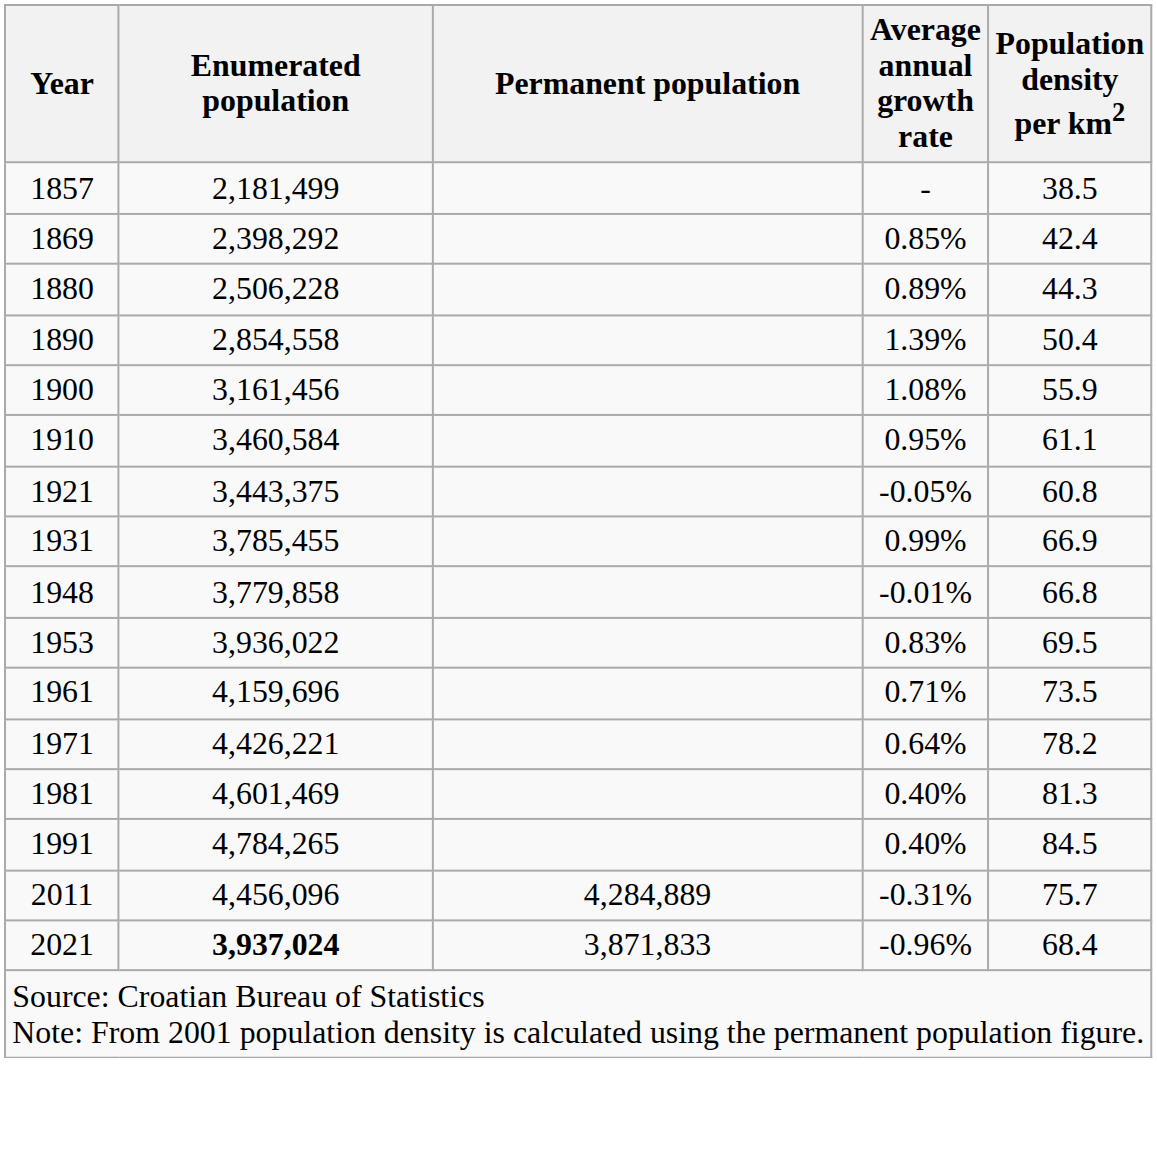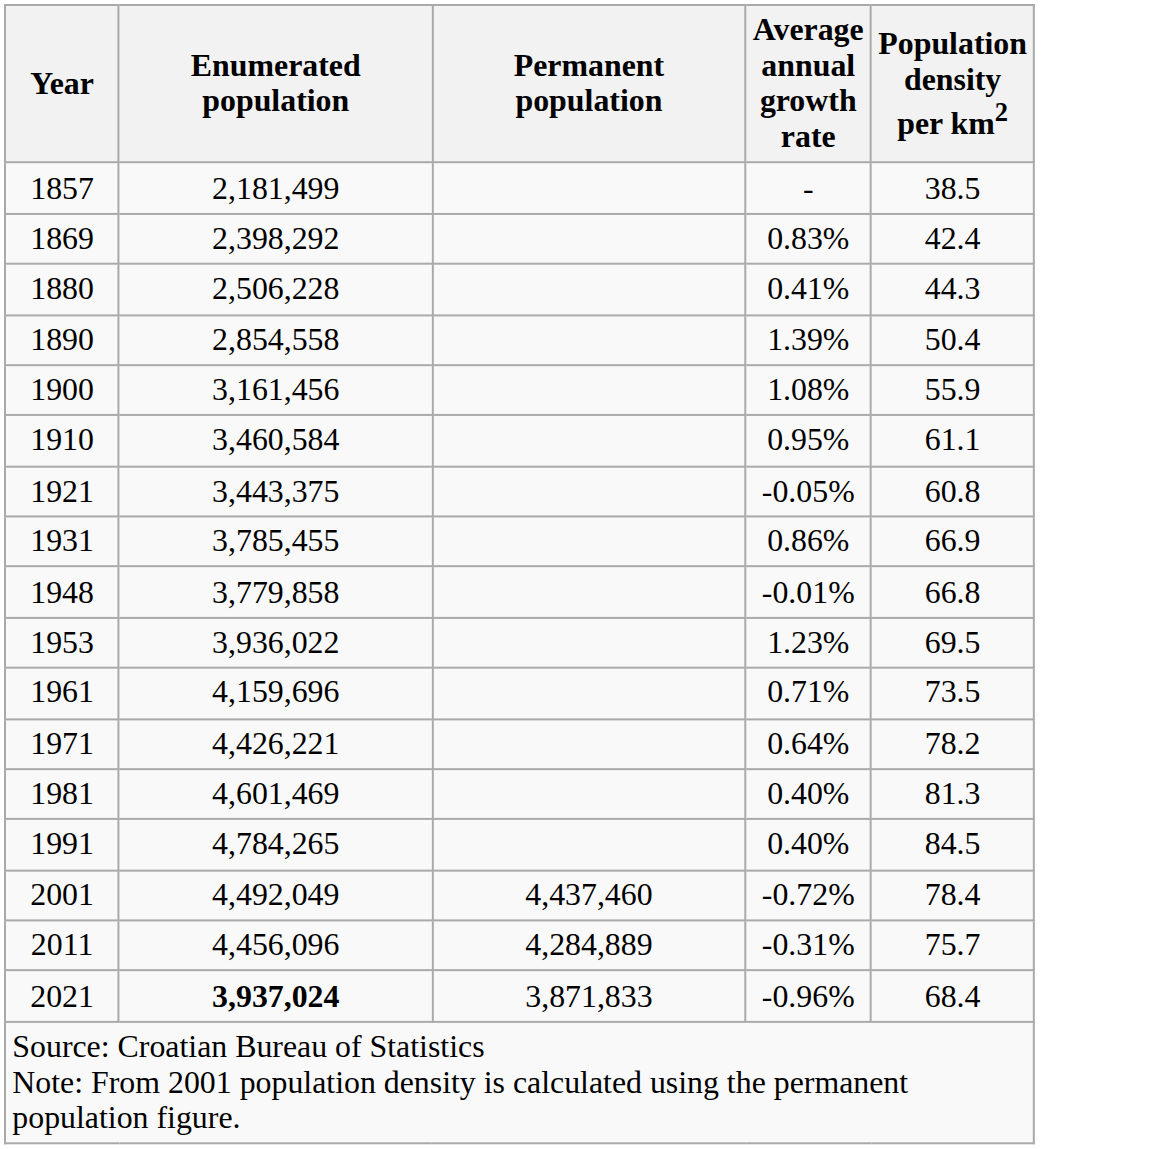(926, 238) 0.85% -> (808, 238) 0.83%
(926, 288) 0.89% -> (808, 288) 0.41%
(926, 541) 0.99% -> (808, 541) 0.86%
(926, 642) 0.83% -> (808, 642) 1.23%
+ row: (62, 894)
